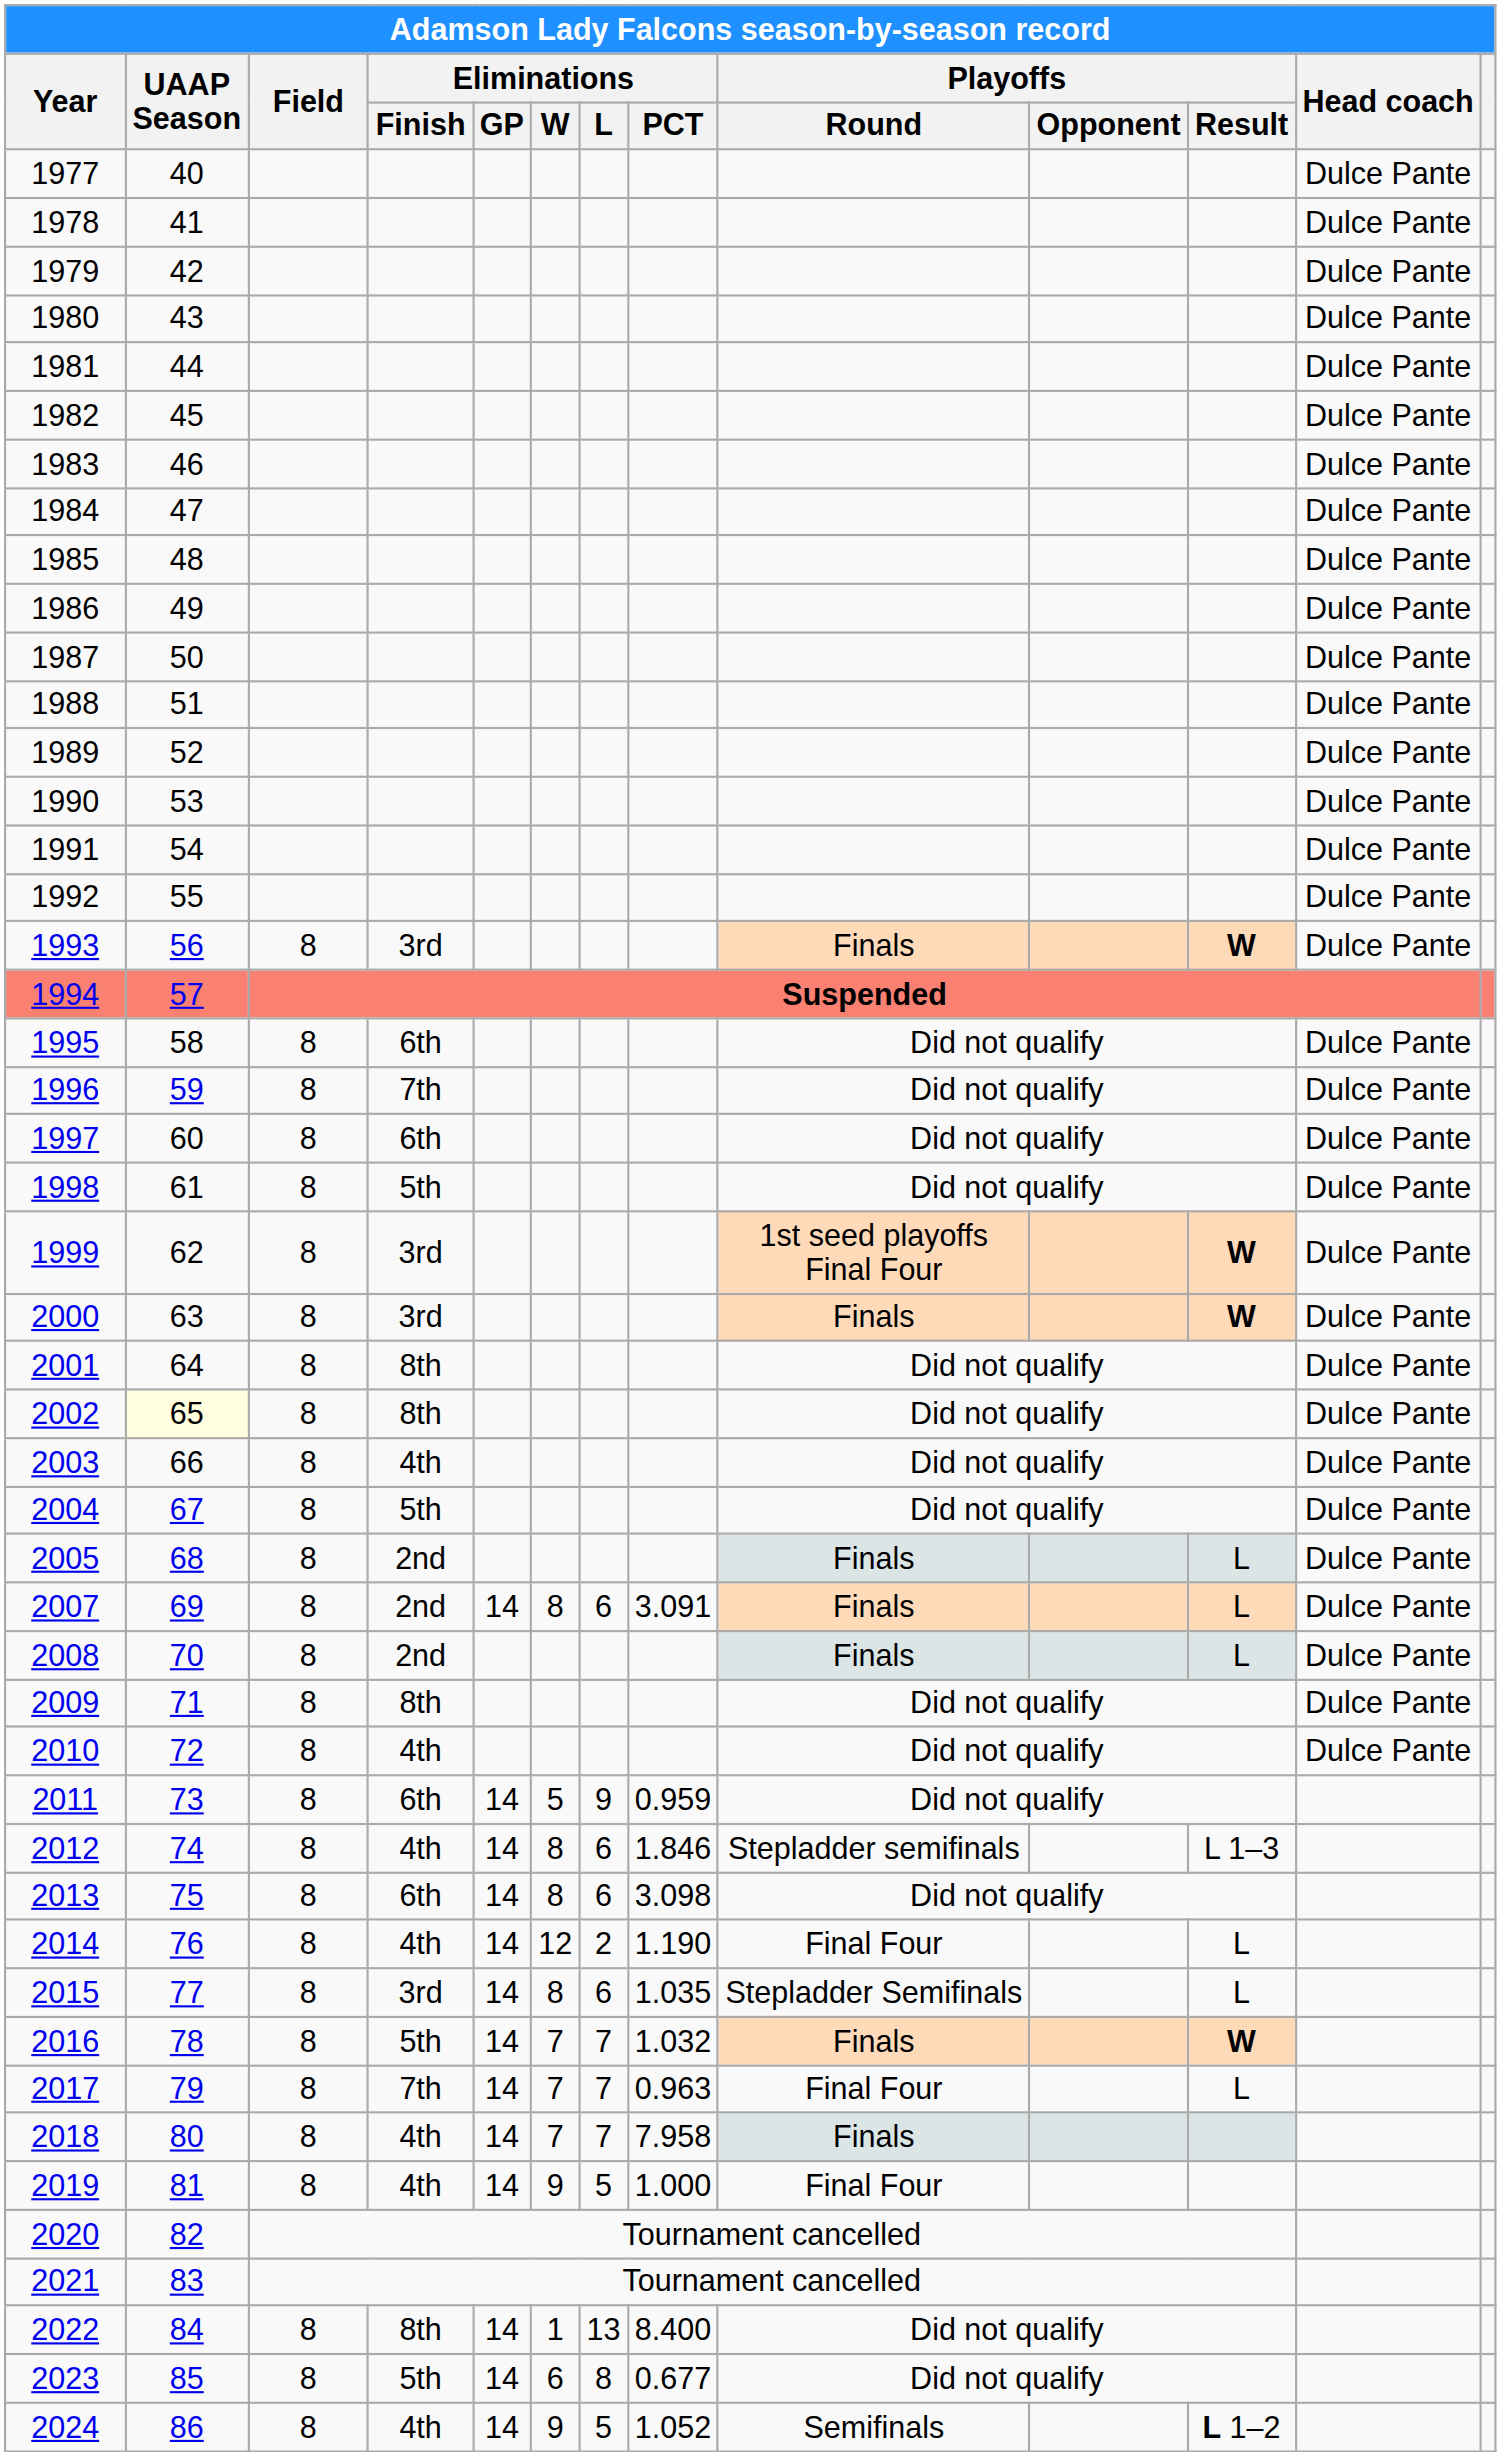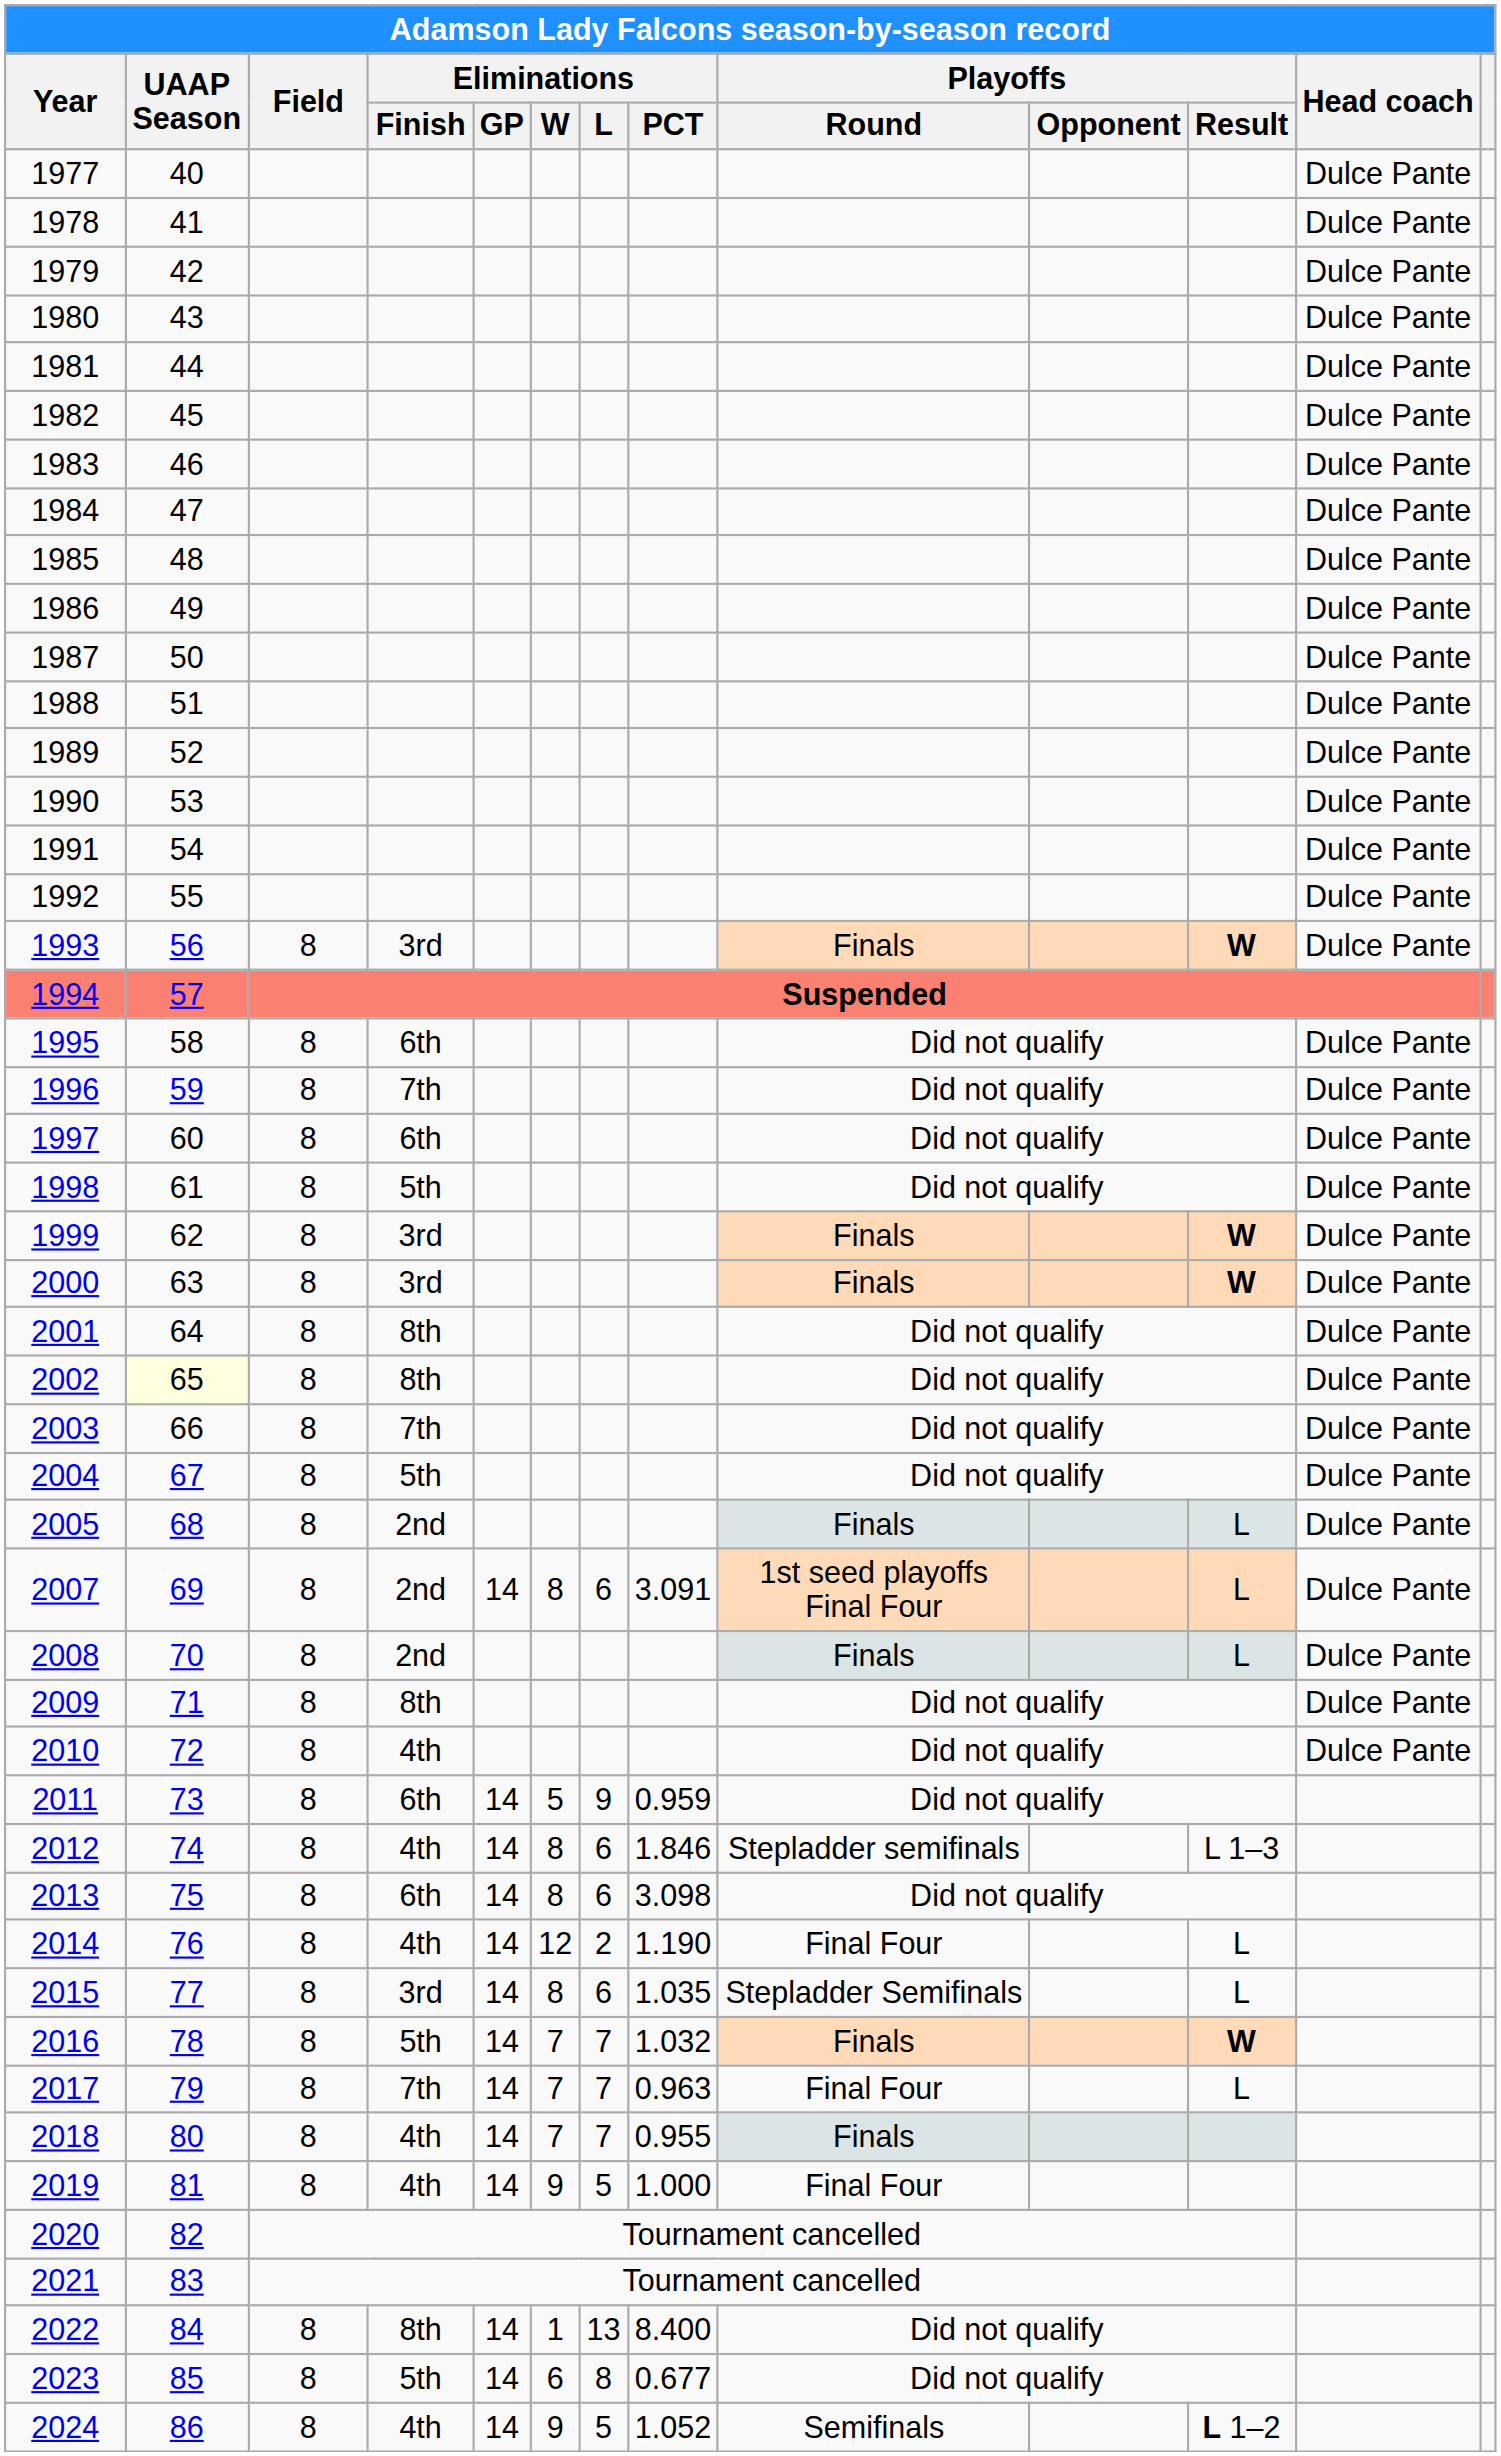(874, 1252) 1st seed playoffs Final Four -> (874, 1235) Finals
(421, 1462) 4th -> (421, 1428) 7th
(874, 1607) Finals -> (874, 1590) 1st seed playoffs Final Four
(673, 2137) 7.958 -> (673, 2137) 0.955
